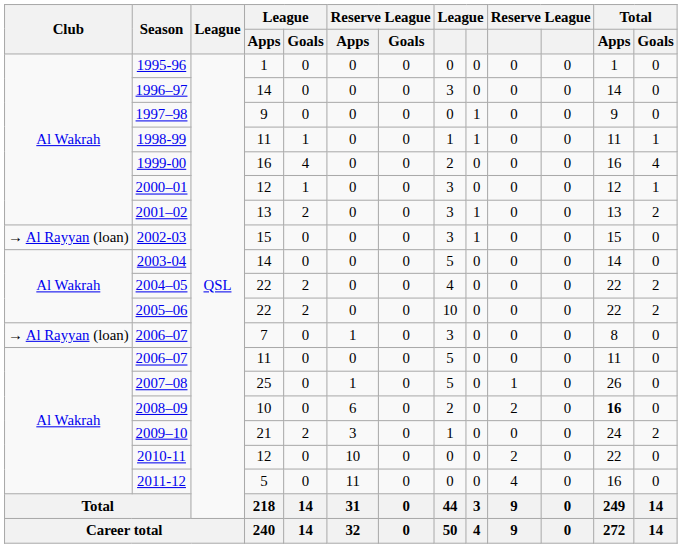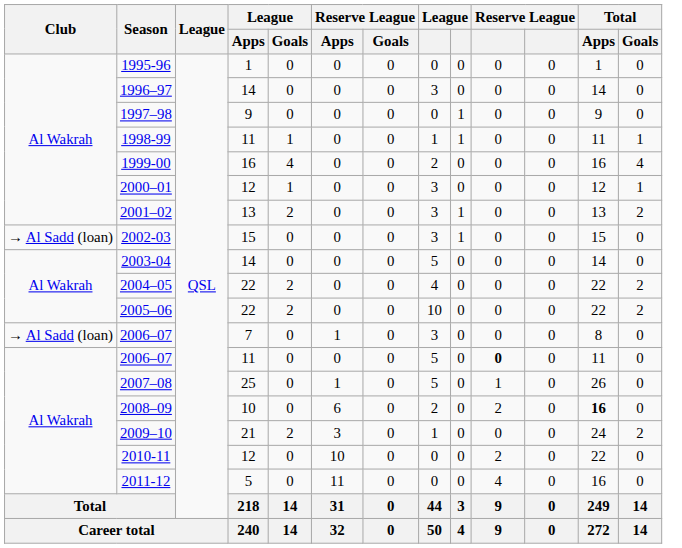(68, 237) → Al Rayyan (loan) -> (60, 237) → Al Sadd (loan)
(68, 335) → Al Rayyan (loan) -> (60, 335) → Al Sadd (loan)
(514, 359) normal -> (498, 359) bold
